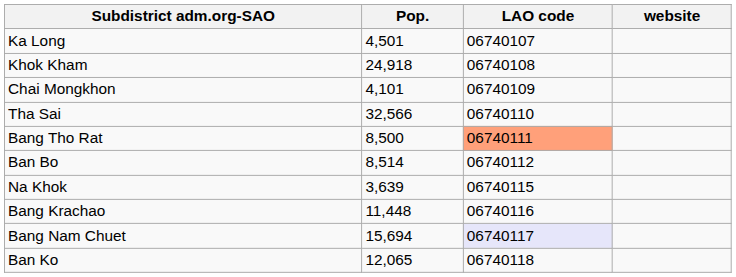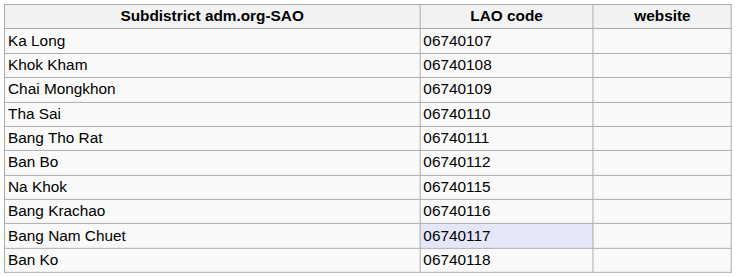- column: (413, 16)
(500, 138) lightsalmon background -> (456, 138) no background
